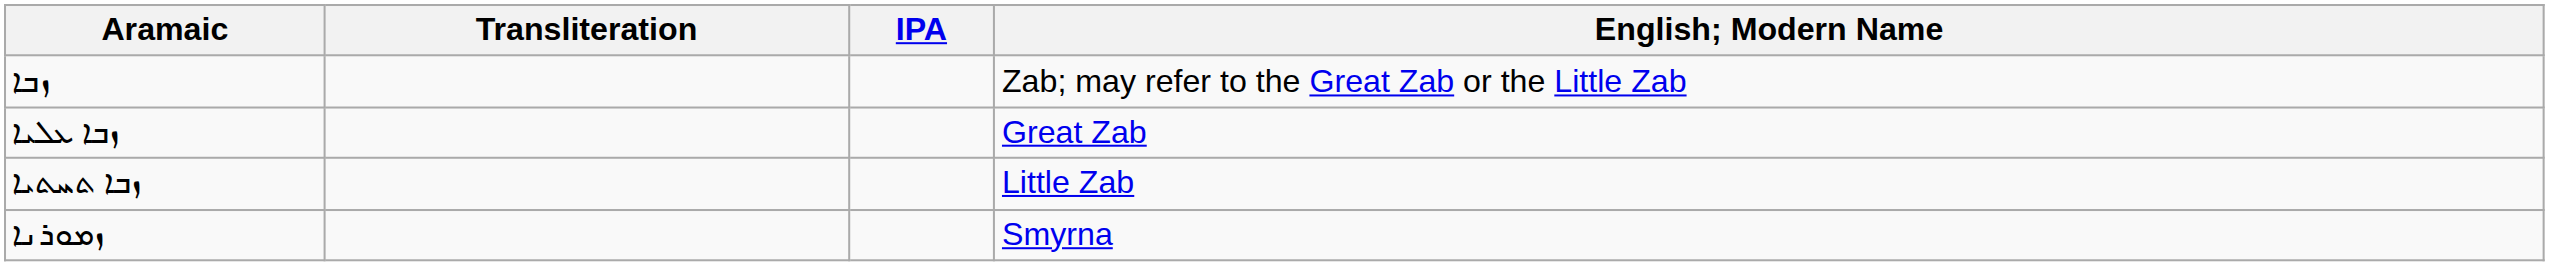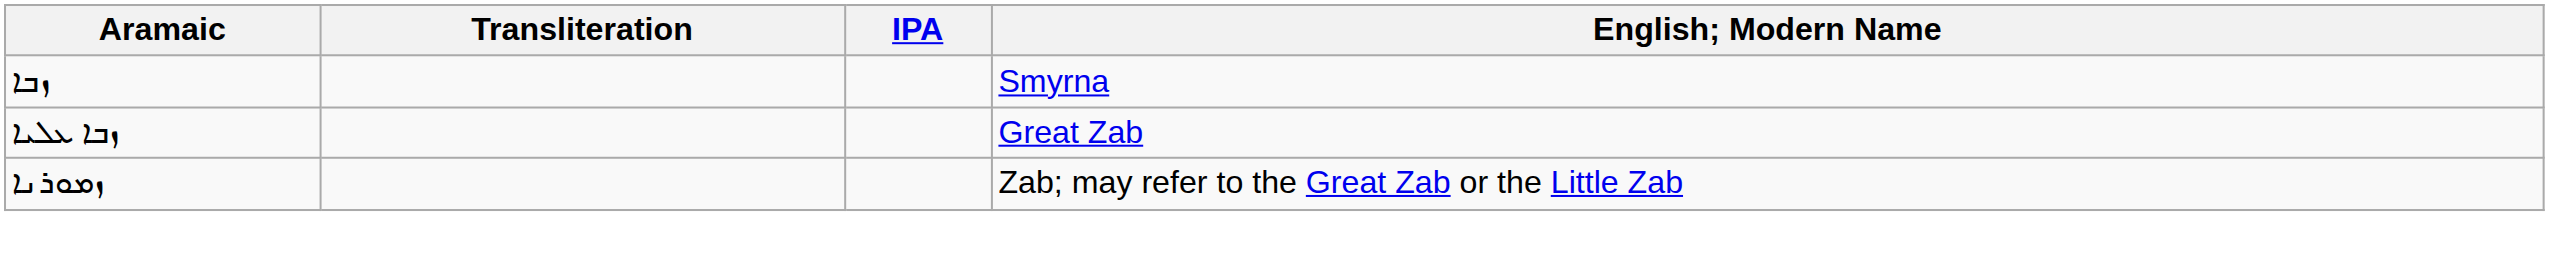(1344, 81) Zab; may refer to the Great Zab or the Little Zab -> (1054, 81) Smyrna
- row: (77, 183)
(1057, 234) Smyrna -> (1341, 183) Zab; may refer to the Great Zab or the Little Zab
